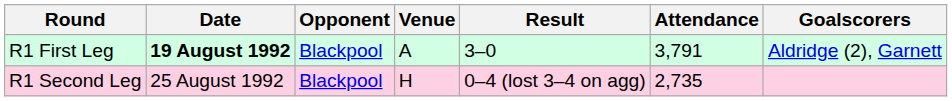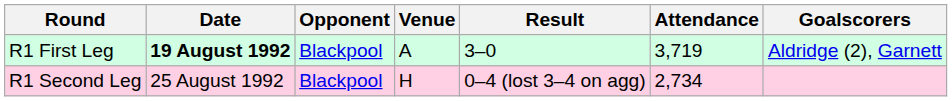(679, 50) 3,791 -> (679, 50) 3,719
(679, 80) 2,735 -> (679, 80) 2,734
